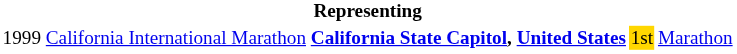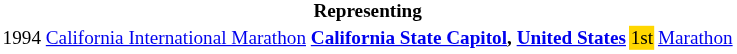(22, 37) 1999 -> (22, 37) 1994
